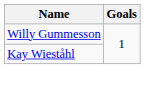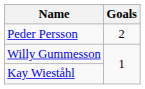+ row: (42, 34)
